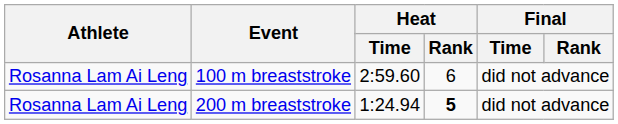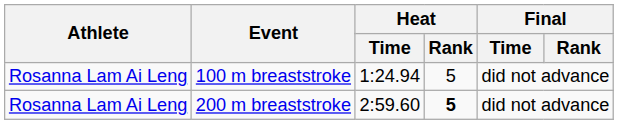(390, 77) 2:59.60 -> (390, 77) 1:24.94
(451, 77) 6 -> (451, 77) 5
(390, 105) 1:24.94 -> (390, 105) 2:59.60
